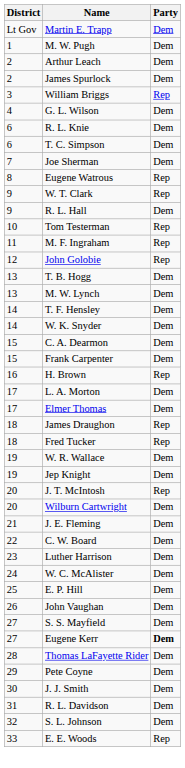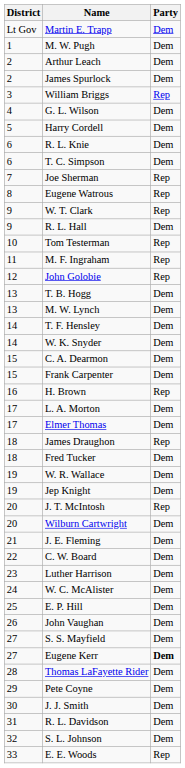+ row: (74, 128)
(163, 161) Dem -> (162, 177) Rep
(162, 441) Rep -> (163, 458) Dem
